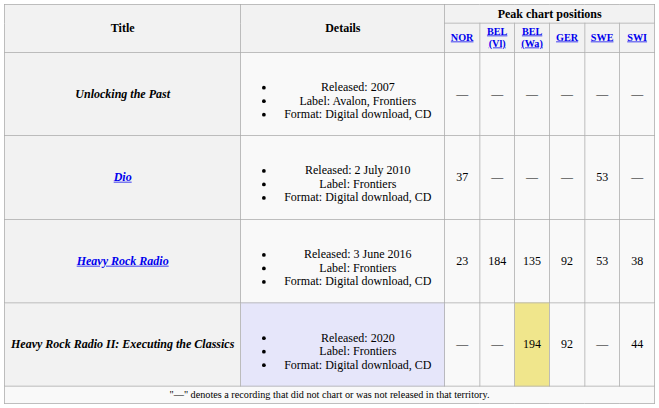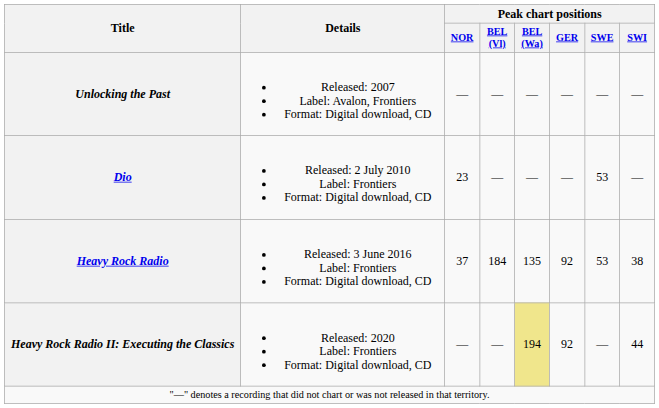(462, 177) 37 -> (462, 177) 23
(462, 261) 23 -> (462, 261) 37
(343, 351) lavender background -> (343, 351) no background
